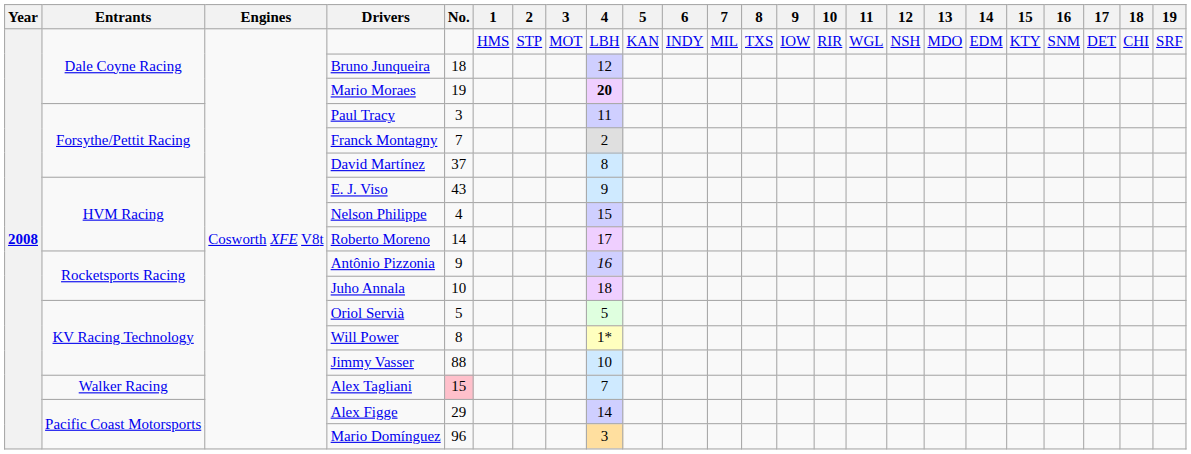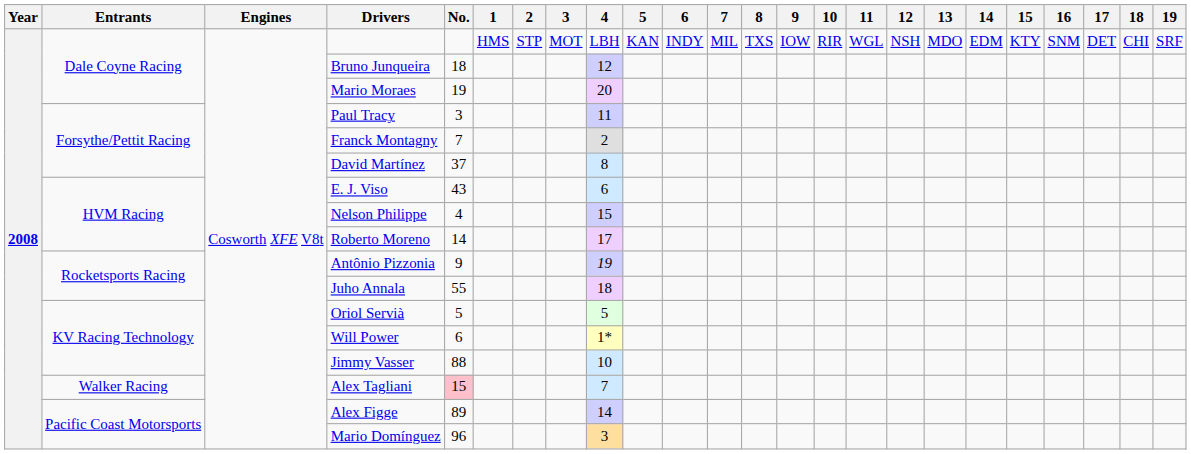(605, 90) bold -> (605, 90) normal
(605, 189) 9 -> (605, 189) 6
(605, 263) 16 -> (605, 263) 19
(459, 287) 10 -> (459, 287) 55
(459, 337) 8 -> (459, 337) 6
(459, 411) 29 -> (459, 411) 89
